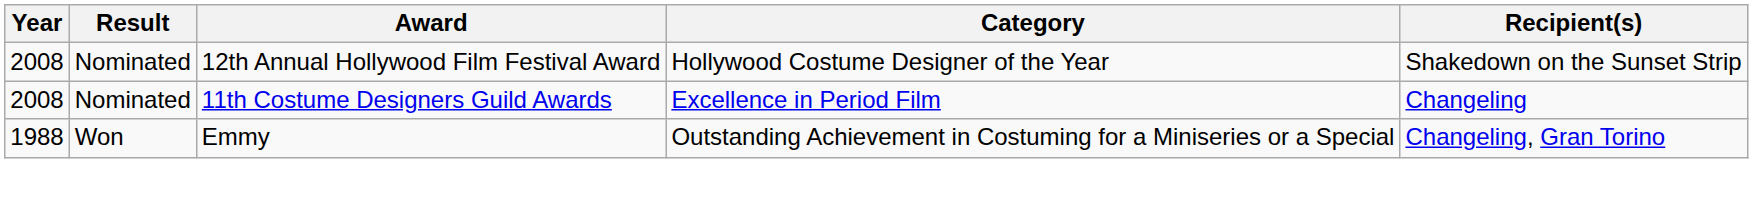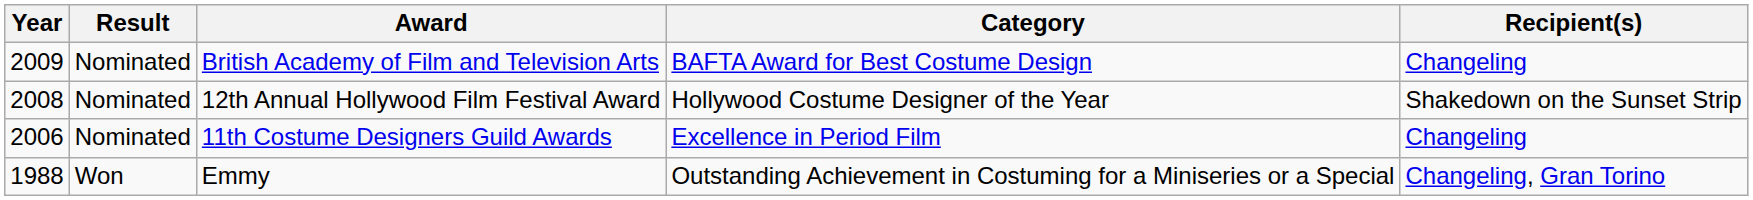+ row: (430, 61)
(37, 99) 2008 -> (37, 137) 2006
